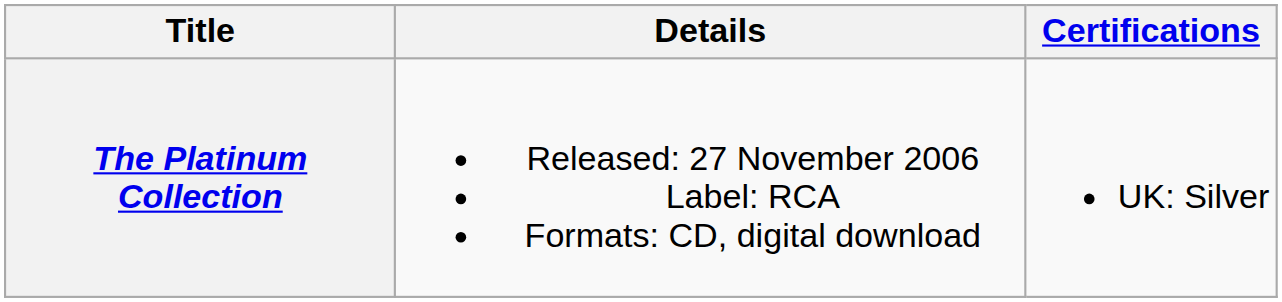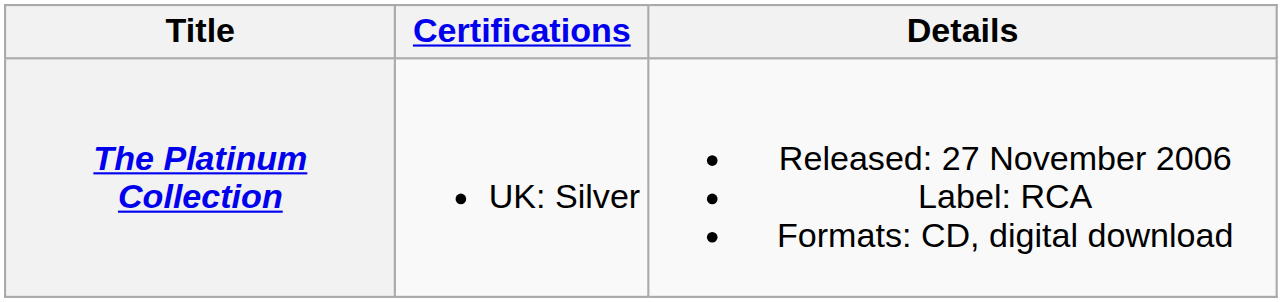columns swapped: (710, 31) <-> (1151, 31)
